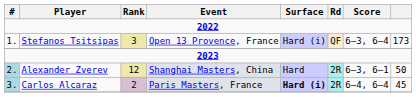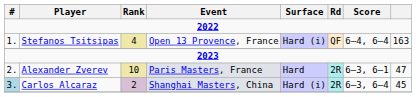(134, 41) 3 -> (134, 41) 4
(367, 41) 6–3, 6–4 -> (367, 41) 6–4, 6–4
(401, 41) 173 -> (401, 41) 163
(12, 70) lightblue background -> (12, 70) no background
(134, 70) 12 -> (134, 70) 10
(211, 70) Shanghai Masters, China -> (206, 70) Paris Masters, France
(401, 70) 50 -> (401, 70) 47
(206, 85) Paris Masters, France -> (211, 85) Shanghai Masters, China
(304, 85) bold -> (304, 85) normal
(367, 85) 6–4, 6–4 -> (367, 85) 6–3, 6–4
